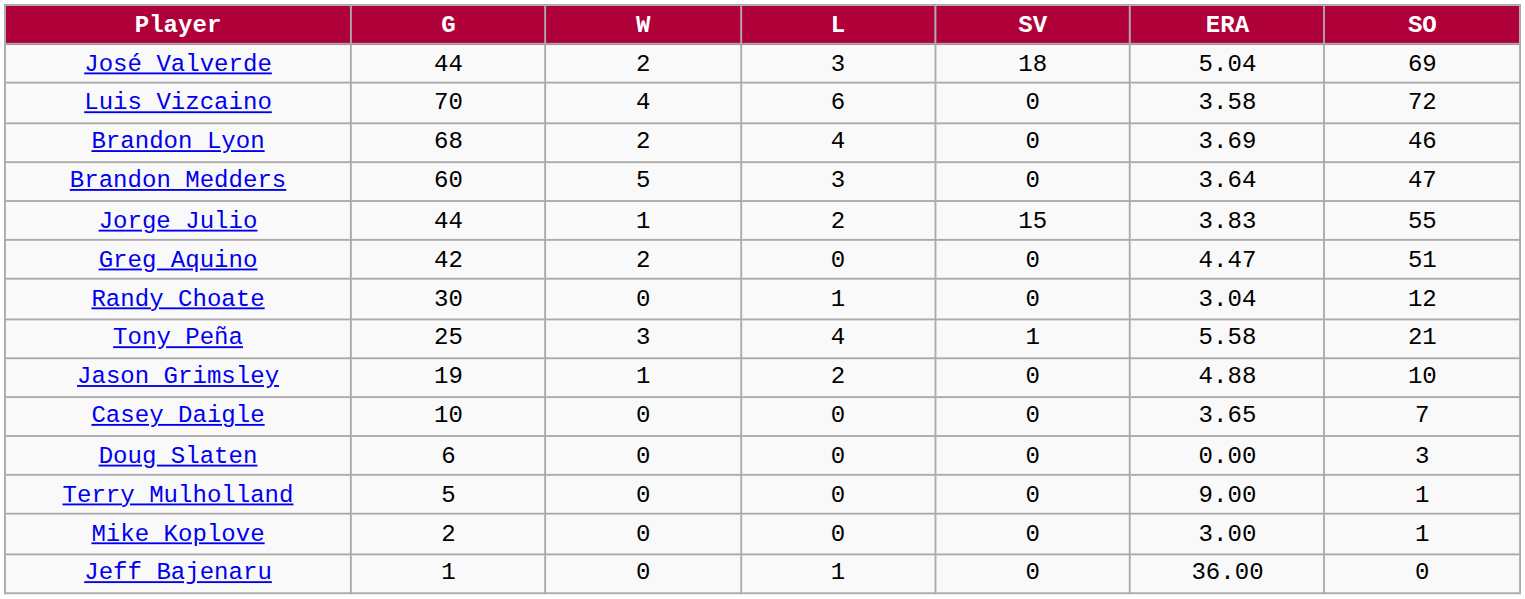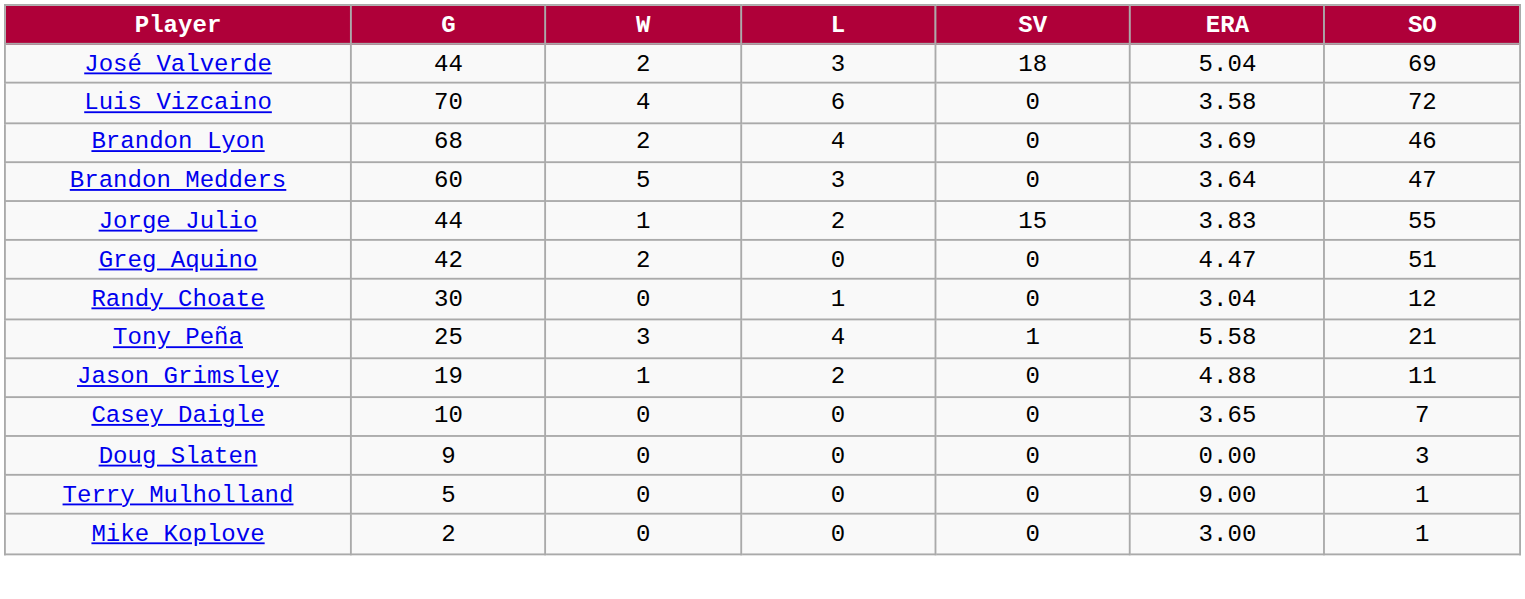(1422, 377) 10 -> (1422, 377) 11
(449, 456) 6 -> (449, 456) 9
- row: (178, 573)
